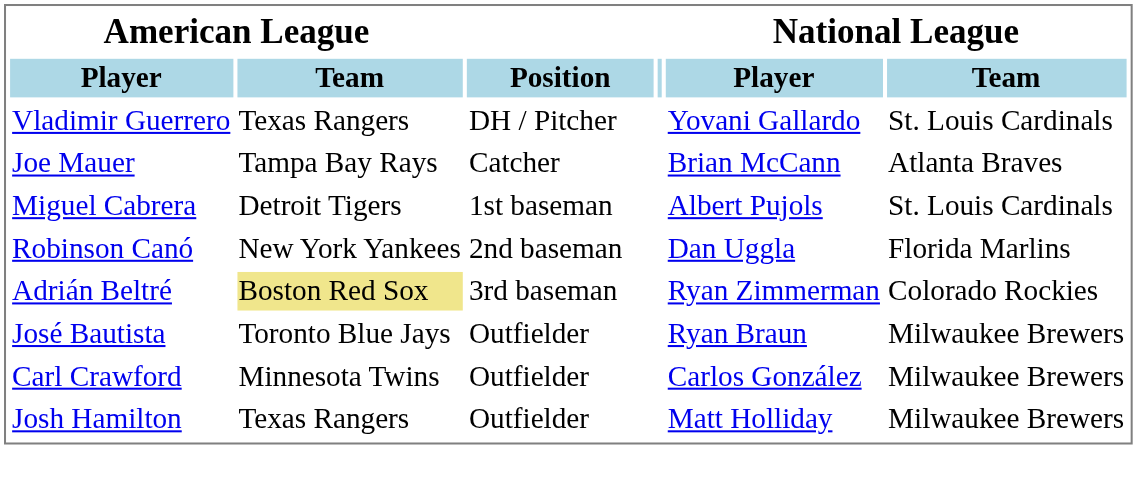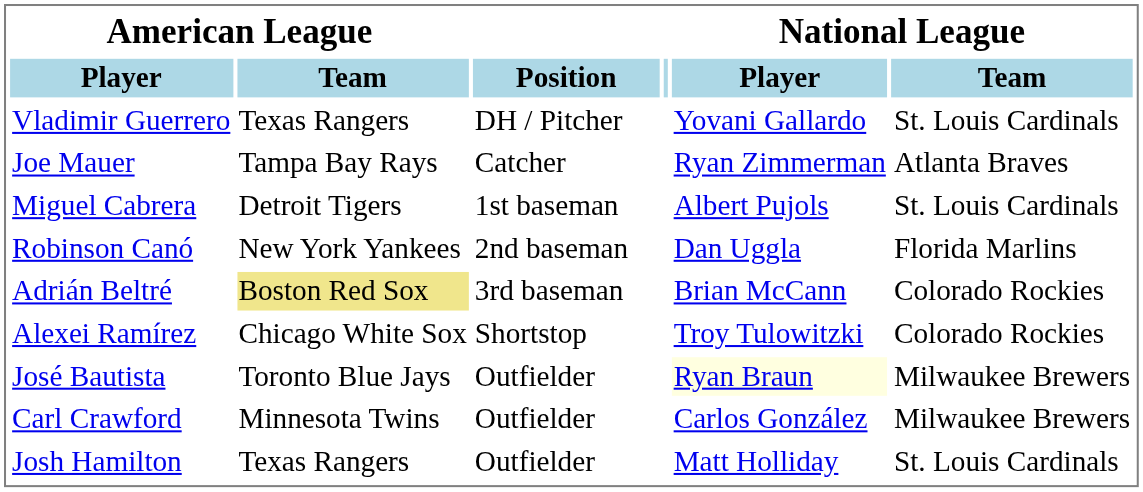(754, 162) Brian McCann -> (780, 162) Ryan Zimmerman
(774, 290) Ryan Zimmerman -> (760, 290) Brian McCann
+ row: (104, 333)
(737, 333) no background -> (743, 375) lightyellow background
(1006, 418) Milwaukee Brewers -> (1006, 461) St. Louis Cardinals
